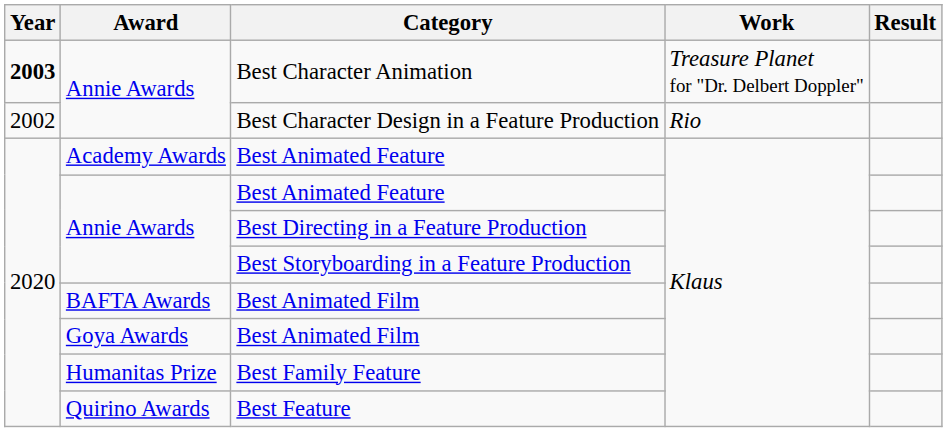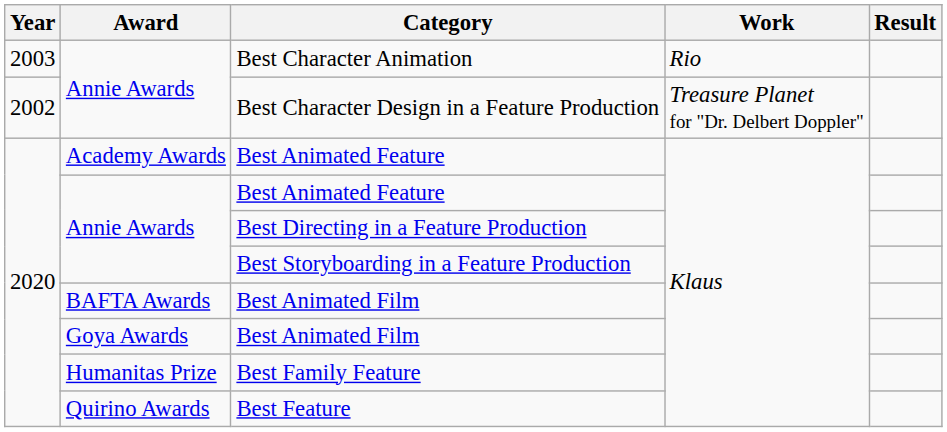(33, 71) bold -> (33, 58) normal
(767, 71) Treasure Planet for "Dr. Delbert Doppler" -> (685, 58) Rio
(685, 120) Rio -> (767, 107) Treasure Planet for "Dr. Delbert Doppler"
